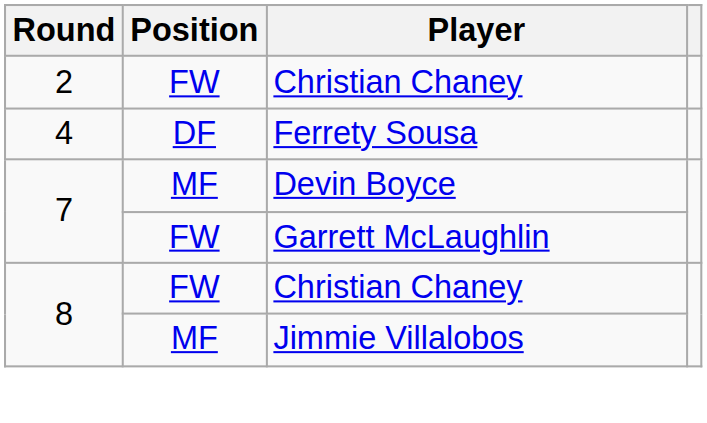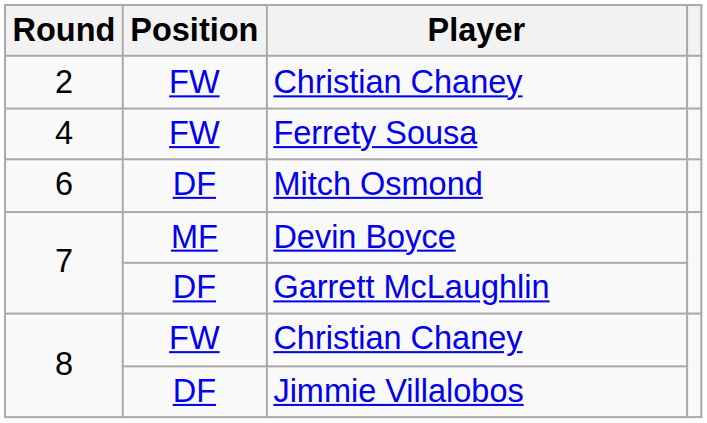(194, 133) DF -> (194, 133) FW
+ row: (64, 184)
(194, 236) FW -> (194, 287) DF
(194, 339) MF -> (194, 390) DF
